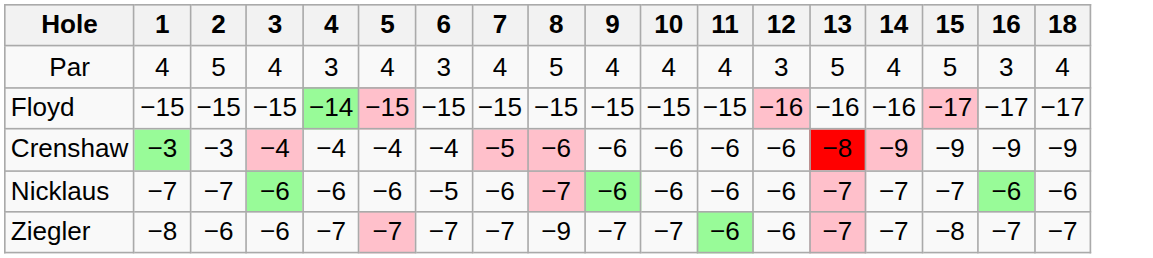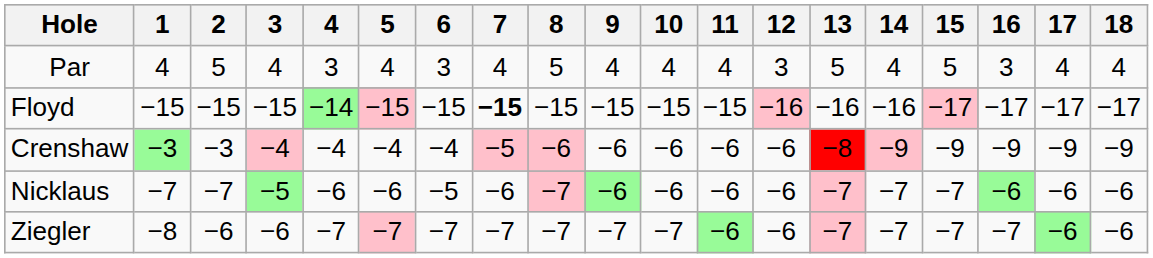+ column: (1063, 25)
(500, 107) normal -> (500, 107) bold
(275, 190) −6 -> (275, 190) −5
(556, 231) −9 -> (556, 231) −7
(950, 231) −8 -> (950, 231) −7
(1063, 231) −7 -> (1119, 231) −6
